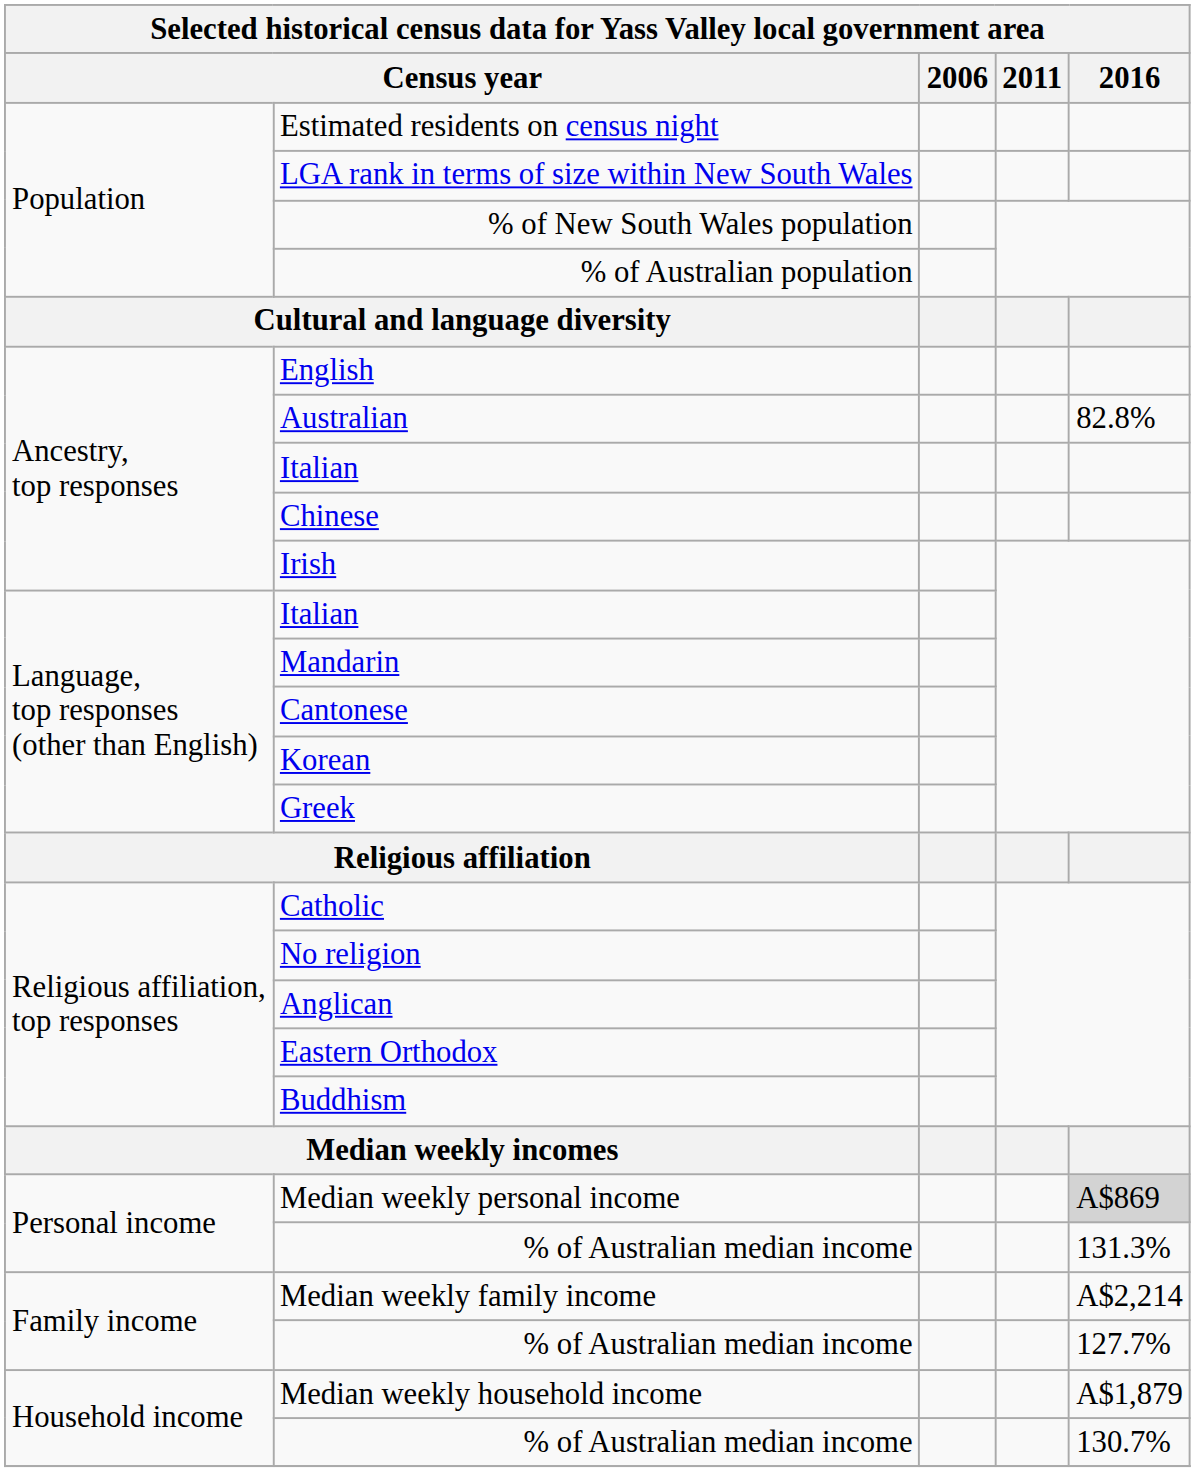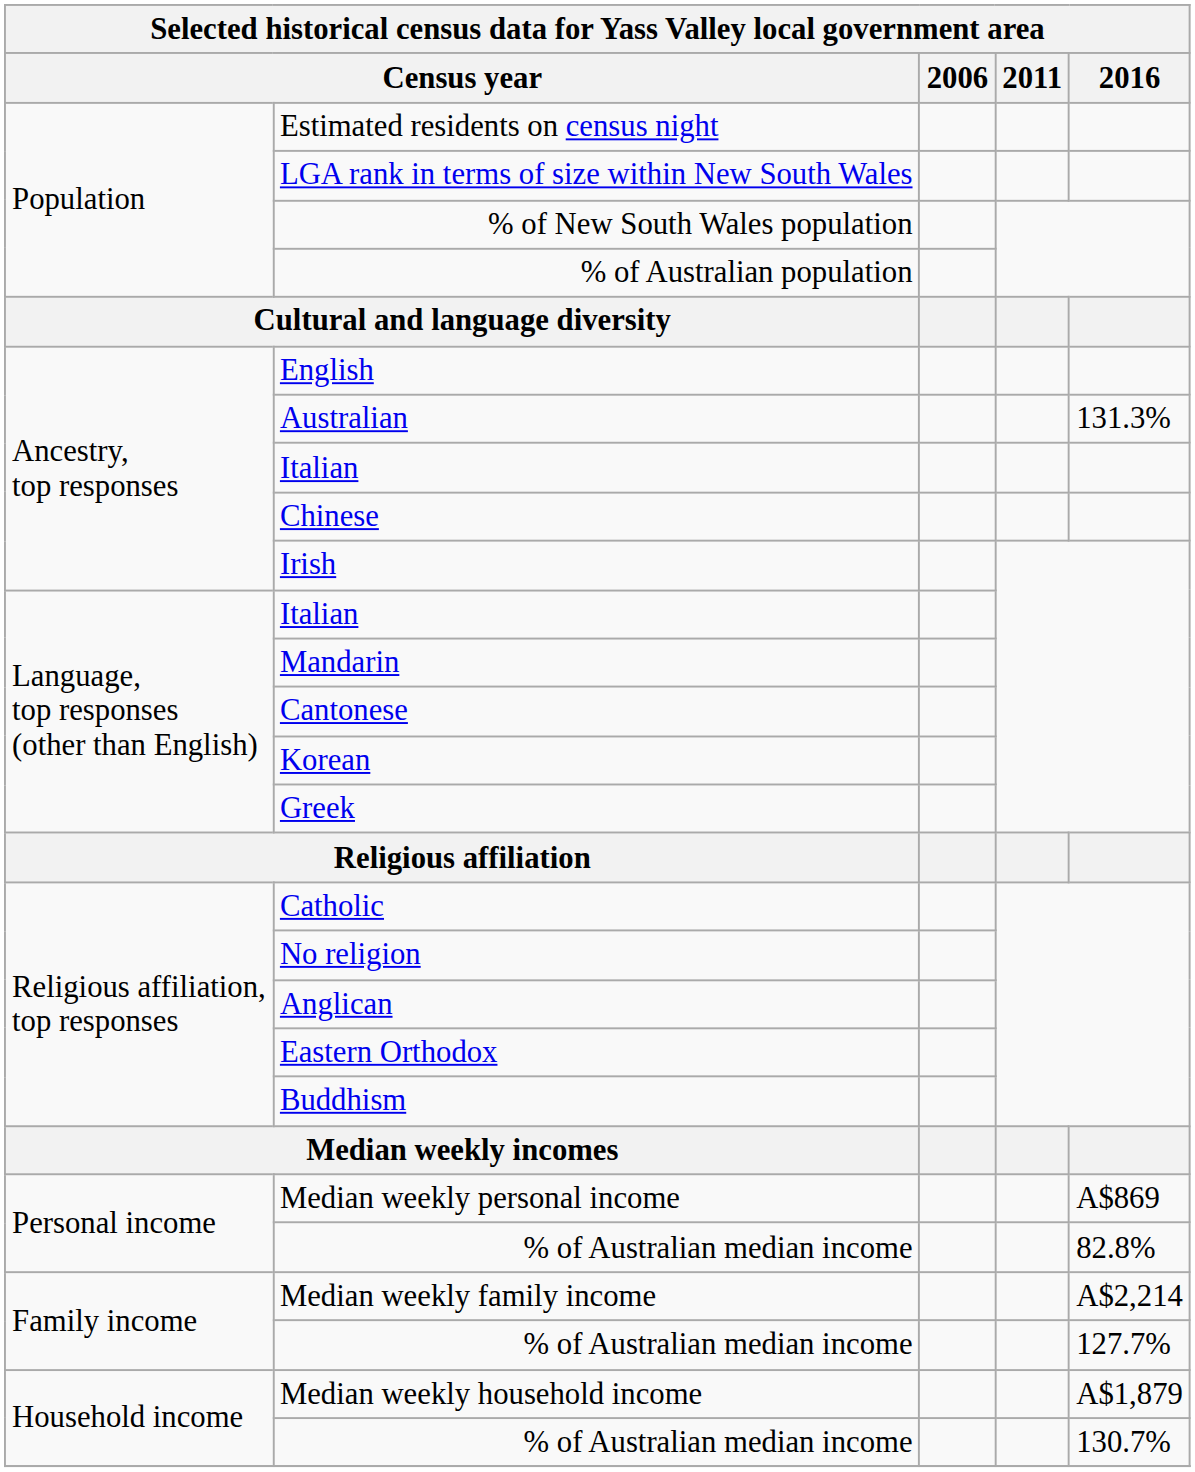(1116, 418) 82.8% -> (1124, 418) 131.3%
(1118, 1198) lightgrey background -> (1118, 1198) no background
(1124, 1246) 131.3% -> (1116, 1246) 82.8%
